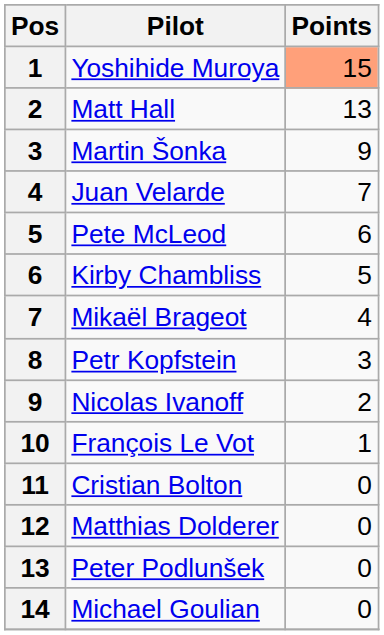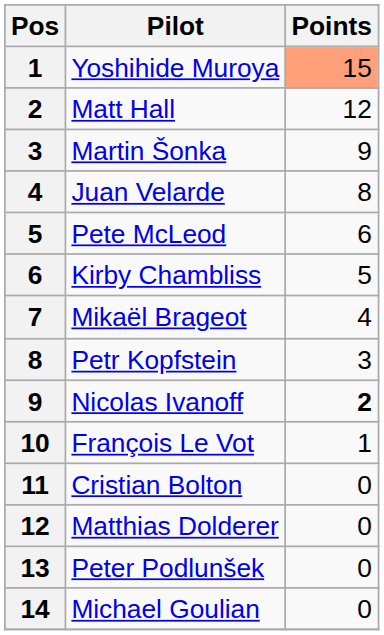(357, 109) 13 -> (357, 109) 12
(365, 192) 7 -> (365, 192) 8
(365, 401) normal -> (365, 401) bold
